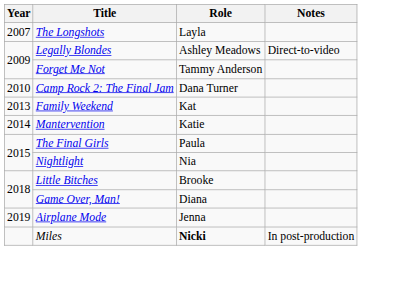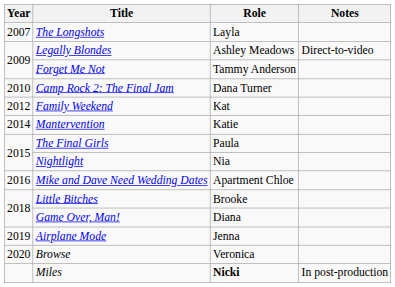(19, 106) 2013 -> (19, 106) 2012
+ row: (122, 180)
+ row: (53, 254)
